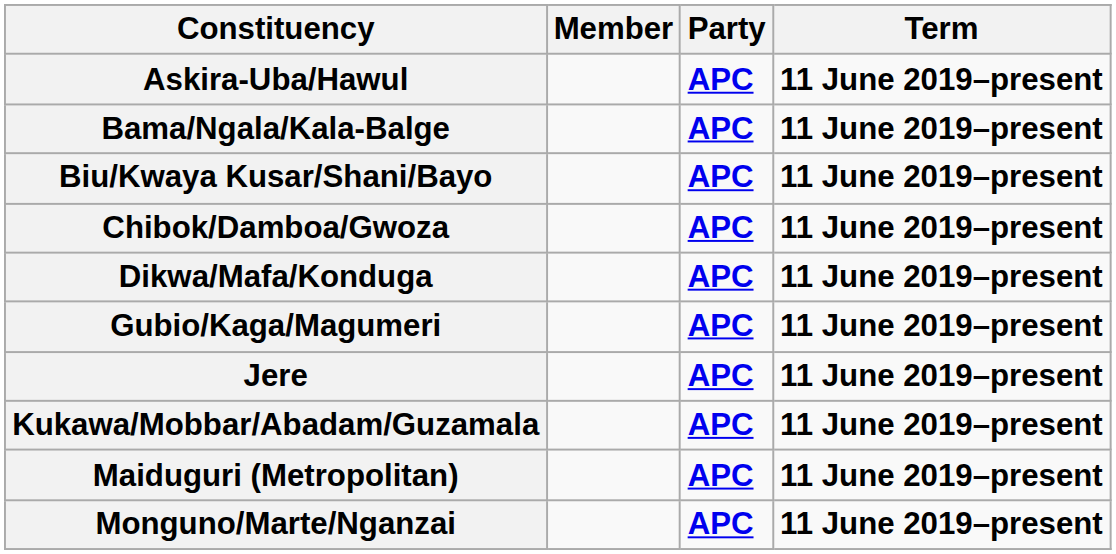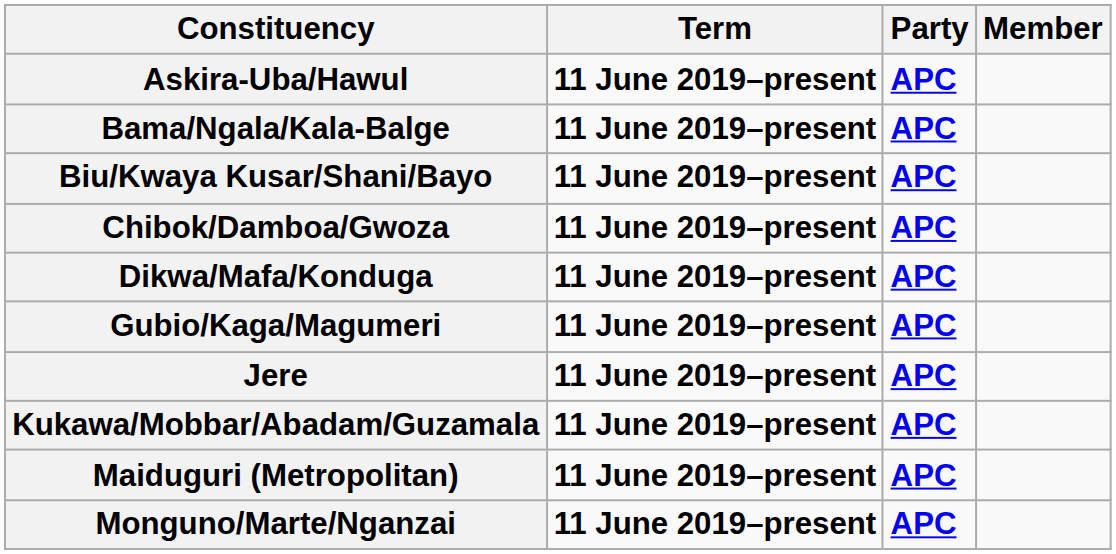columns swapped: (613, 29) <-> (941, 29)
